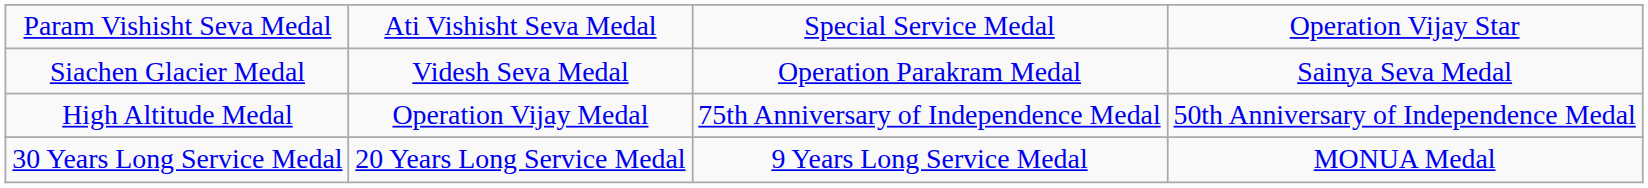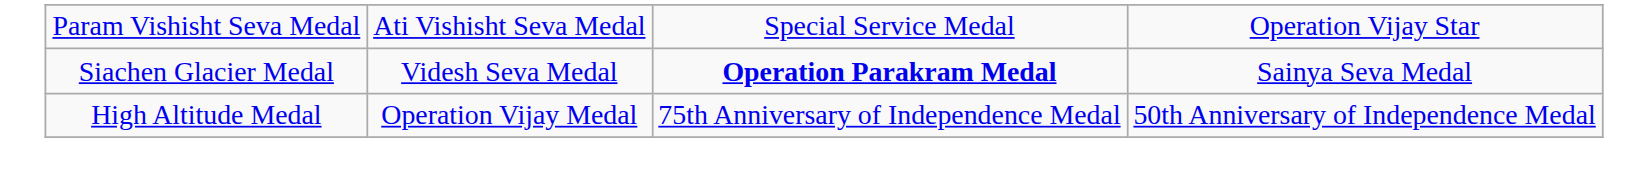(930, 70) normal -> (889, 70) bold
- row: (177, 159)
